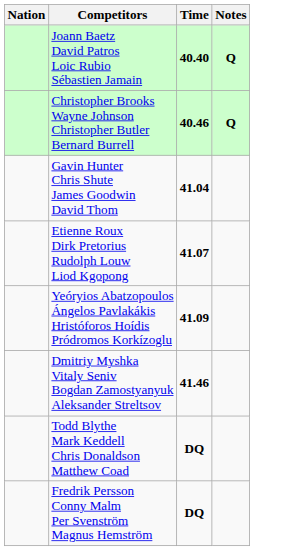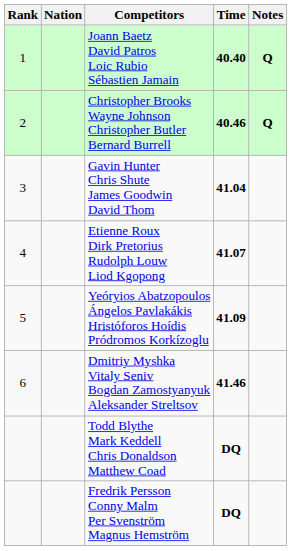+ column: (23, 14)
